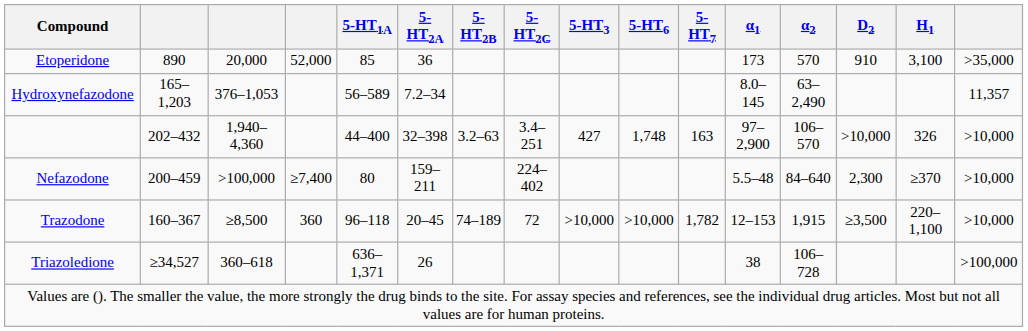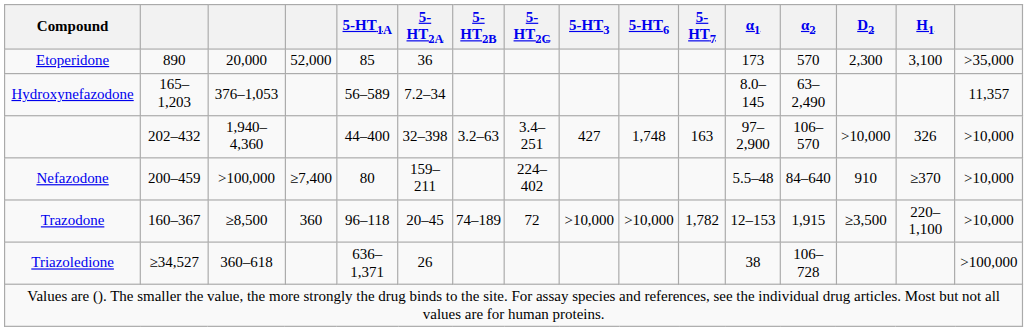(866, 60) 910 -> (866, 60) 2,300
(866, 178) 2,300 -> (866, 178) 910
